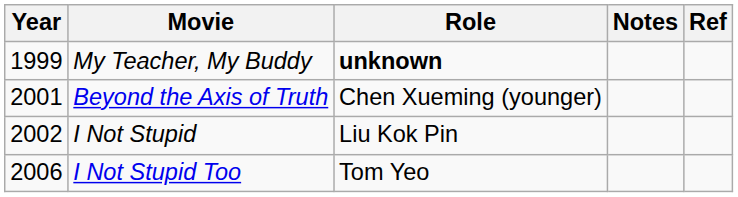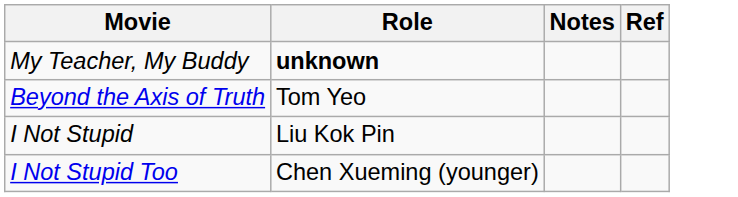- column: (36, 23)
(470, 97) Chen Xueming (younger) -> (321, 97) Tom Yeo
(384, 172) Tom Yeo -> (407, 172) Chen Xueming (younger)
